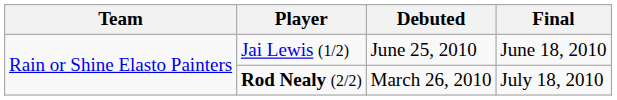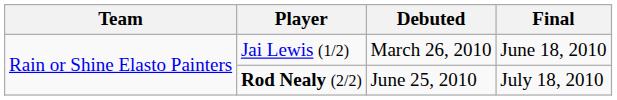(424, 49) June 25, 2010 -> (431, 49) March 26, 2010
(431, 79) March 26, 2010 -> (424, 79) June 25, 2010
